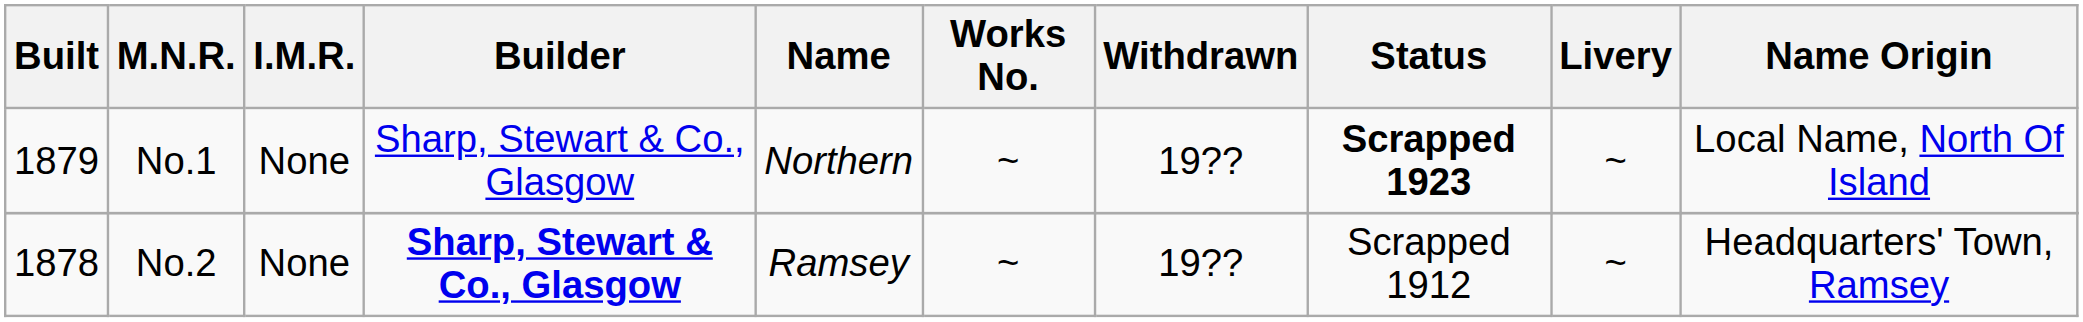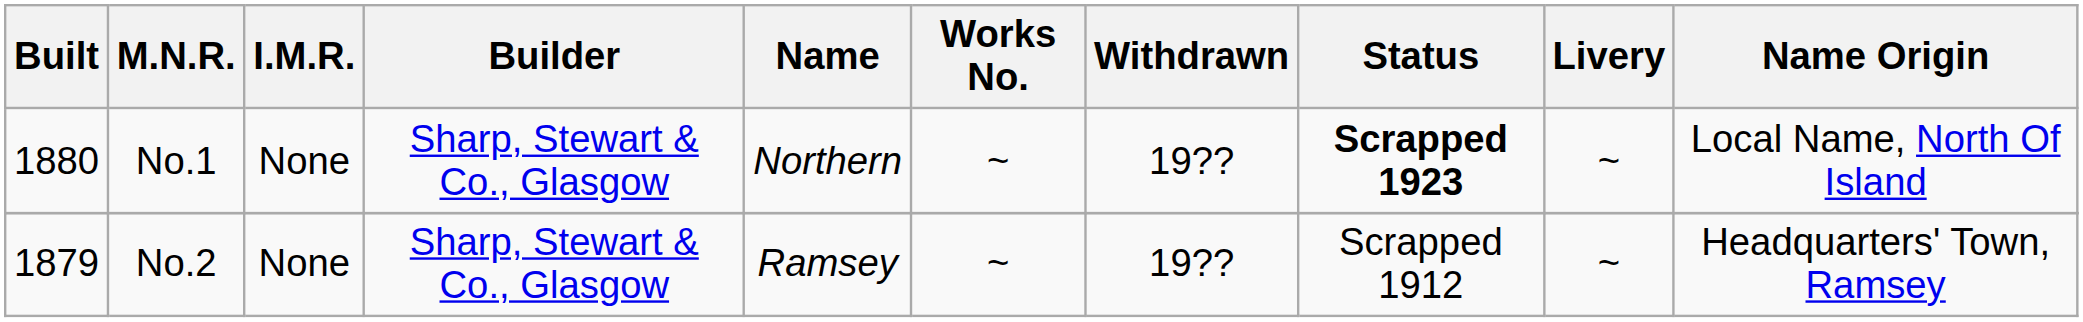(57, 159) 1879 -> (57, 159) 1880
(57, 263) 1878 -> (57, 263) 1879
(560, 263) bold -> (554, 263) normal
